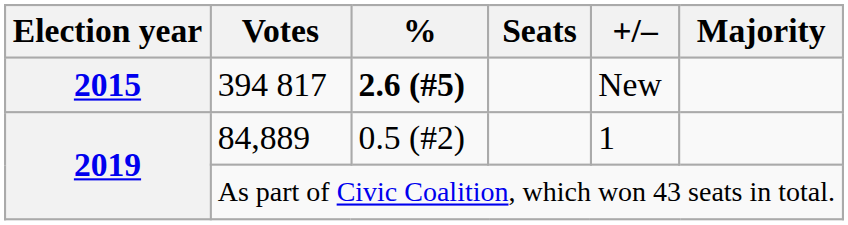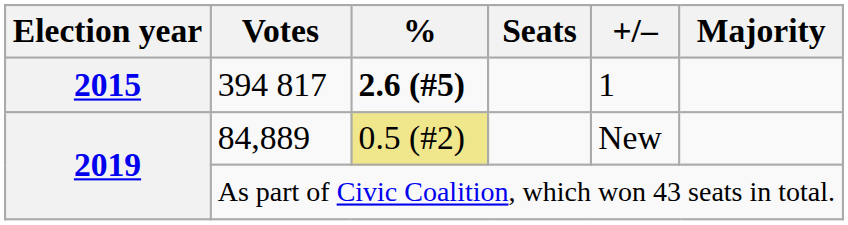(630, 84) New -> (607, 84) 1
(412, 137) no background -> (412, 137) khaki background
(607, 137) 1 -> (630, 137) New
